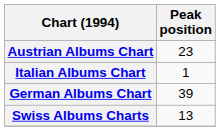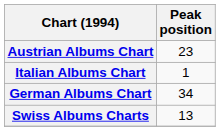(186, 94) 39 -> (186, 94) 34
